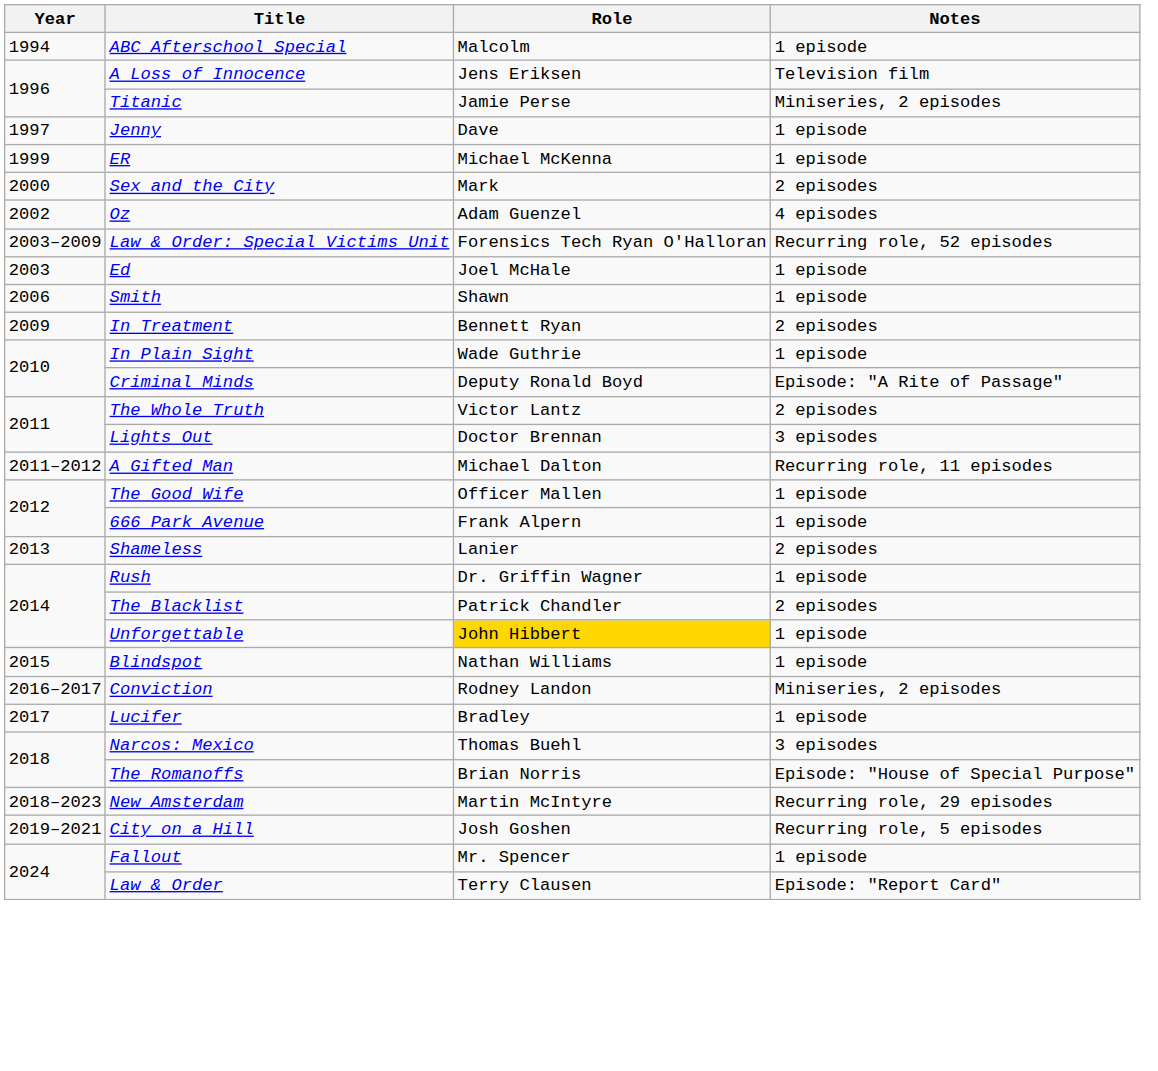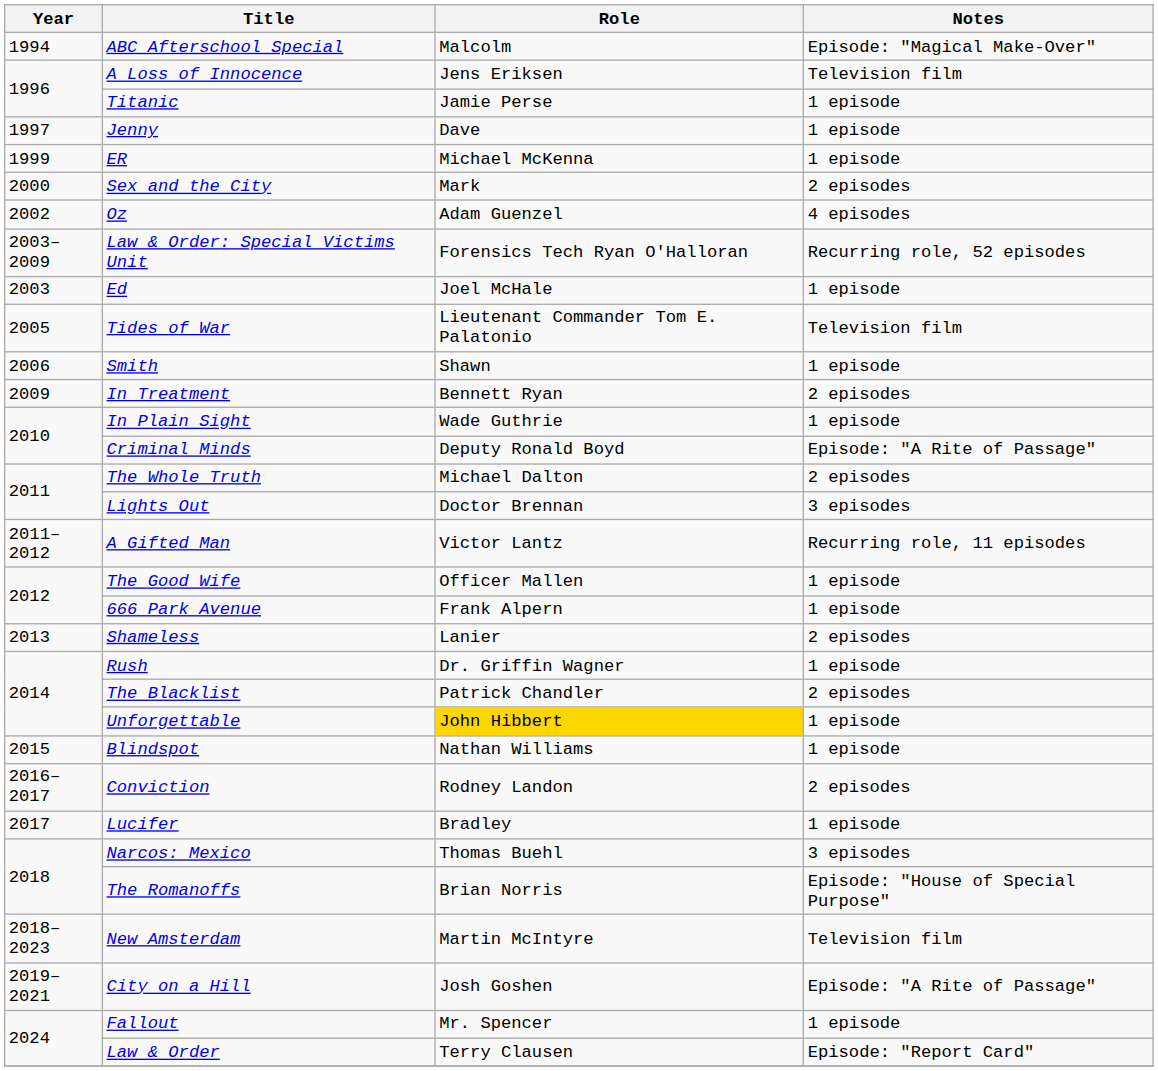(821, 47) 1 episode -> (952, 47) Episode: "Magical Make-Over"
(888, 103) Miniseries, 2 episodes -> (854, 103) 1 episode
+ row: (168, 328)
(519, 410) Victor Lantz -> (511, 478) Michael Dalton
(530, 466) Michael Dalton -> (501, 544) Victor Lantz
(888, 690) Miniseries, 2 episodes -> (859, 787) 2 episodes
(914, 802) Recurring role, 29 episodes -> (885, 939) Television film
(909, 830) Recurring role, 5 episodes -> (952, 986) Episode: "A Rite of Passage"
